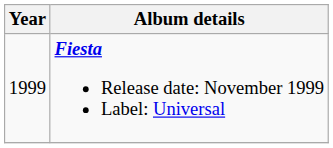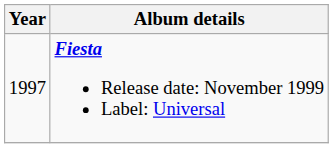(27, 88) 1999 -> (27, 88) 1997
